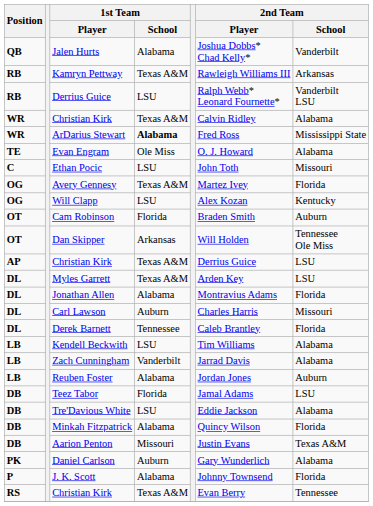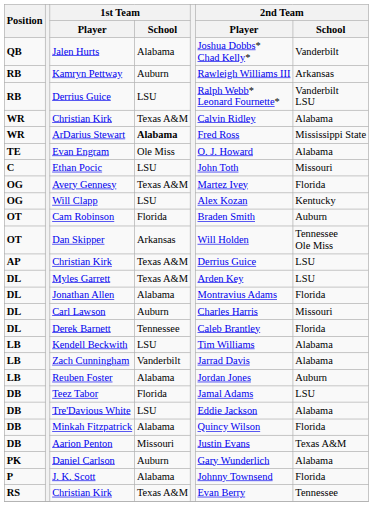(162, 73) Texas A&M -> (153, 73) Auburn
